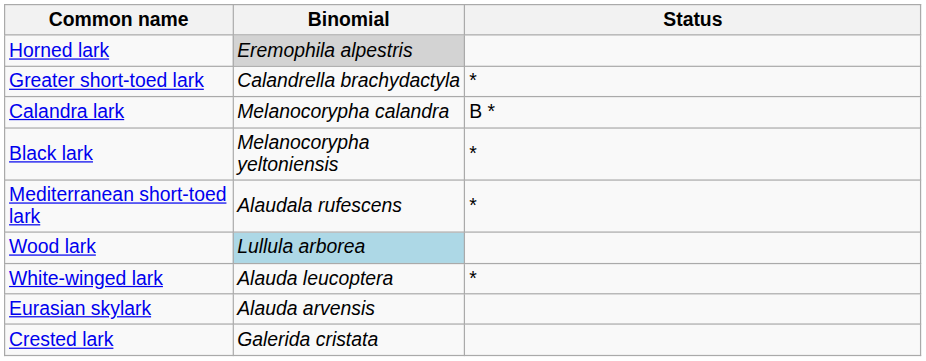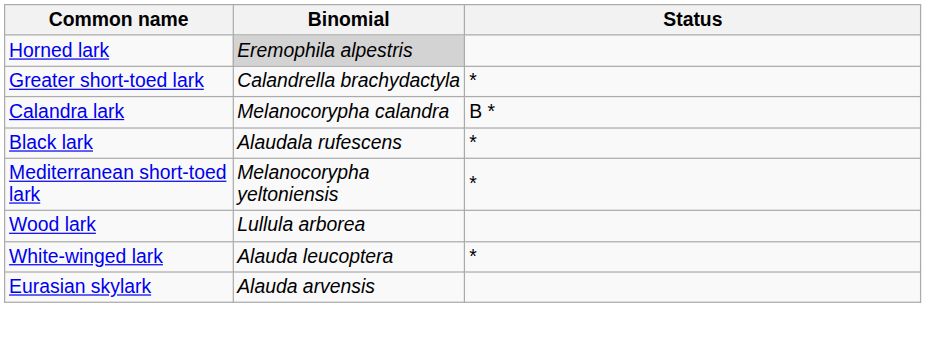(303, 153) Melanocorypha yeltoniensis -> (320, 142) Alaudala rufescens
(320, 206) Alaudala rufescens -> (303, 184) Melanocorypha yeltoniensis
(301, 247) lightblue background -> (301, 225) no background
- row: (61, 339)
